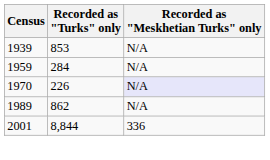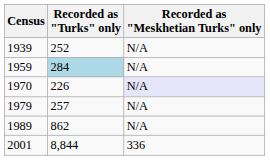(60, 47) 853 -> (60, 47) 252
(60, 67) no background -> (60, 67) lightblue background
+ row: (20, 106)
